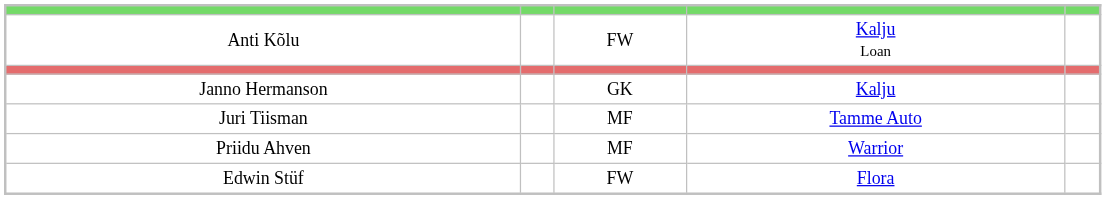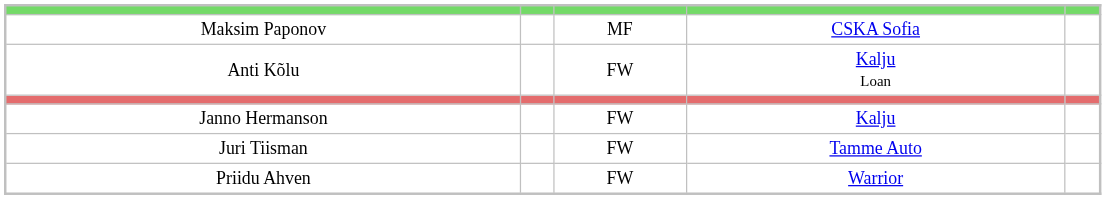+ row: (263, 29)
(620, 88) GK -> (620, 118) FW
(620, 118) MF -> (620, 148) FW
(620, 148) MF -> (620, 178) FW
- row: (263, 178)
